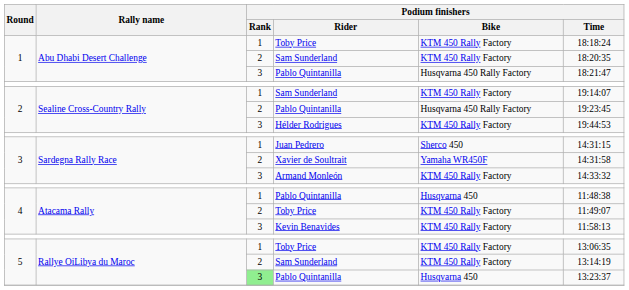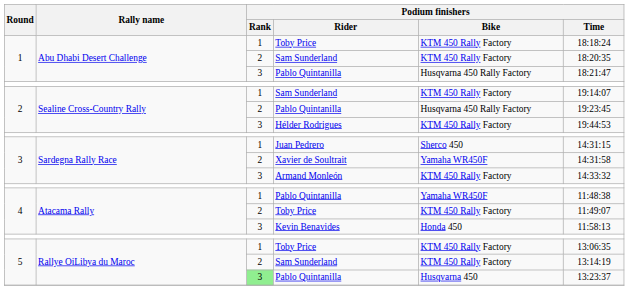(449, 195) Husqvarna 450 -> (454, 195) Yamaha WR450F
(466, 226) KTM 450 Rally Factory -> (441, 226) Honda 450
